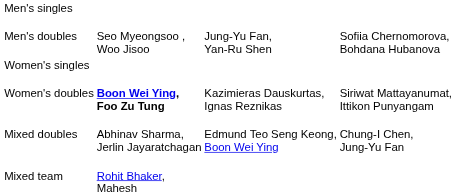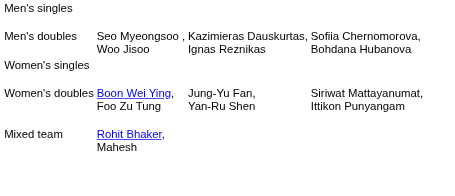(238, 43) Jung-Yu Fan, Yan-Ru Shen -> (248, 43) Kazimieras Dauskurtas, Ignas Reznikas
(138, 100) bold -> (135, 100) normal
(264, 100) Kazimieras Dauskurtas, Ignas Reznikas -> (222, 100) Jung-Yu Fan, Yan-Ru Shen
- row: (41, 135)
